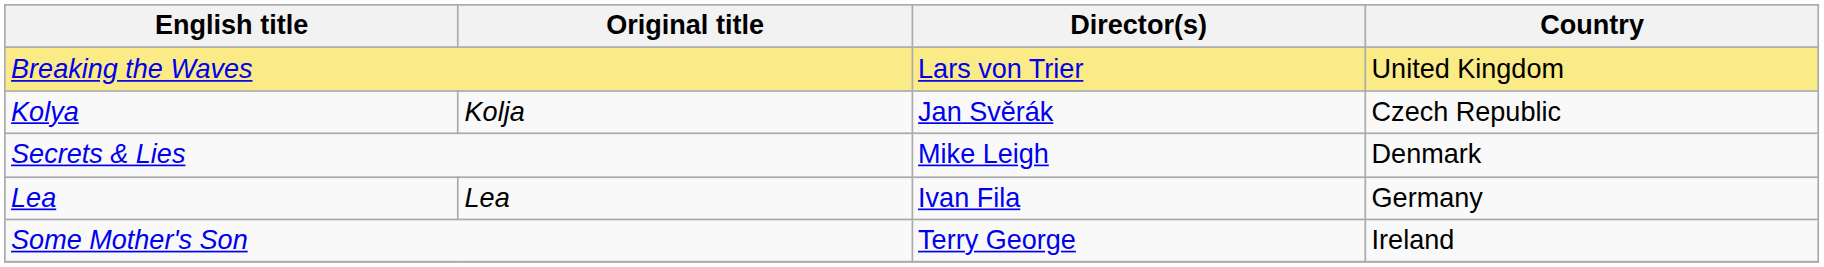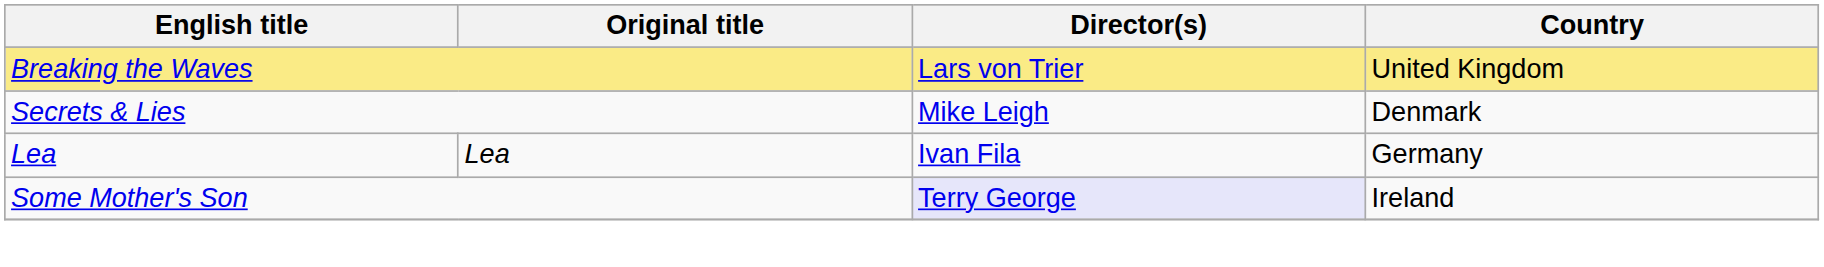- row: (45, 111)
(997, 240) no background -> (997, 197) lavender background
